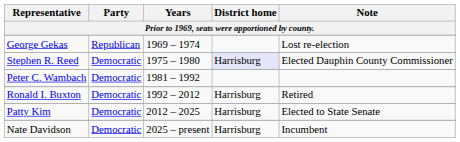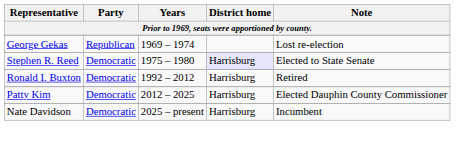(367, 61) Elected Dauphin County Commissioner -> (325, 61) Elected to State Senate
- row: (47, 78)
(331, 112) Elected to State Senate -> (362, 95) Elected Dauphin County Commissioner
